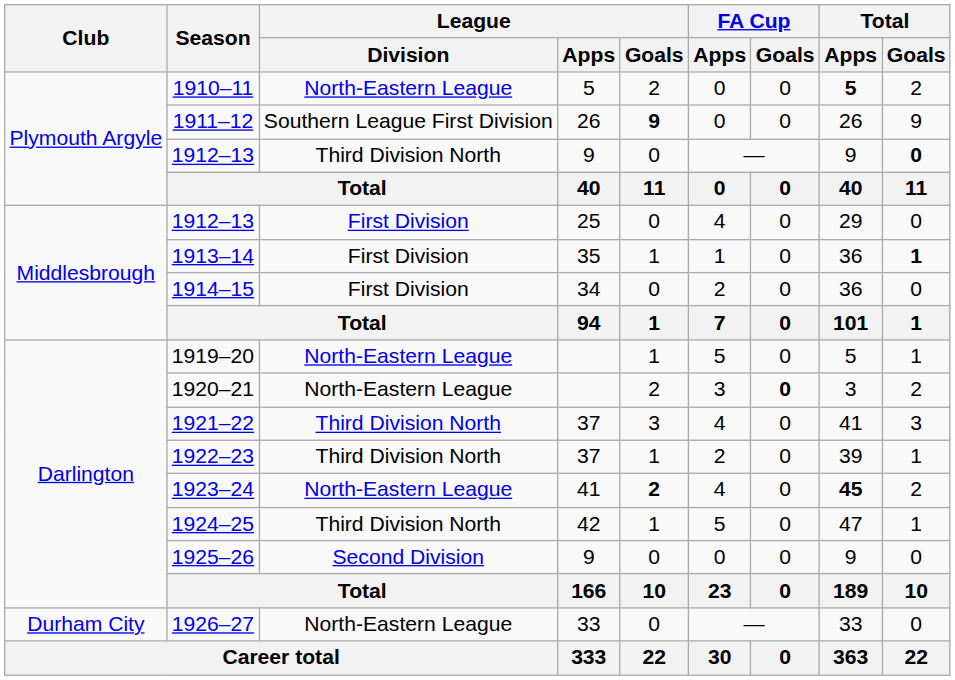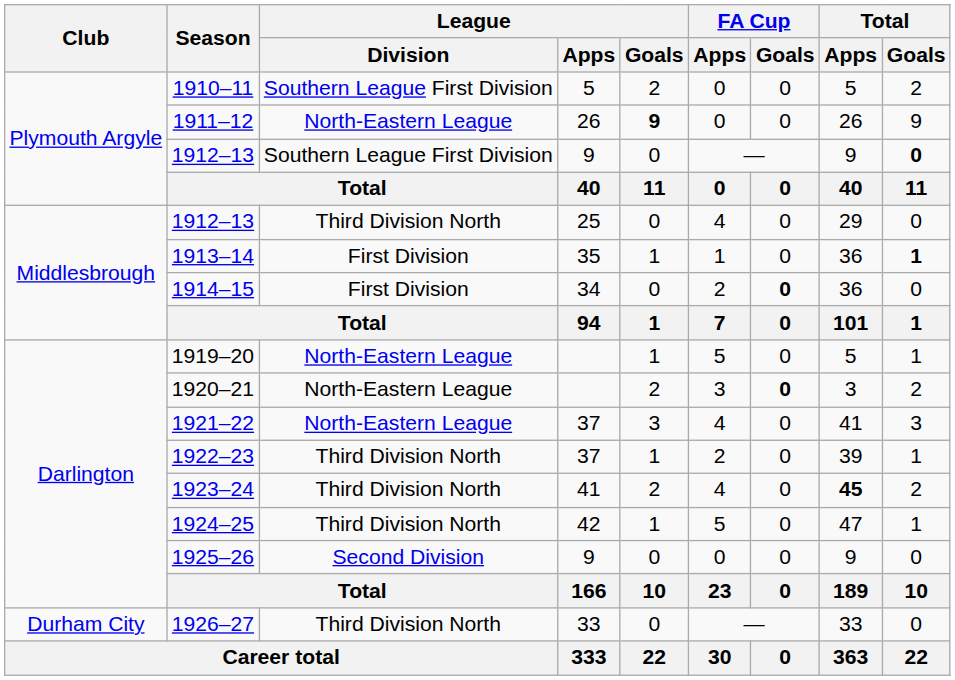(408, 88) North-Eastern League -> (408, 88) Southern League First Division
(851, 88) bold -> (851, 88) normal
(408, 121) Southern League First Division -> (408, 121) North-Eastern League
(408, 155) Third Division North -> (408, 155) Southern League First Division
(408, 222) First Division -> (408, 222) Third Division North
(785, 289) normal -> (785, 289) bold
(408, 423) Third Division North -> (408, 423) North-Eastern League
(408, 490) North-Eastern League -> (408, 490) Third Division North
(654, 490) bold -> (654, 490) normal
(408, 624) North-Eastern League -> (408, 624) Third Division North
